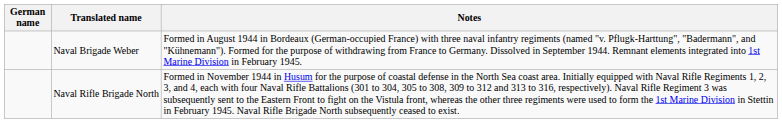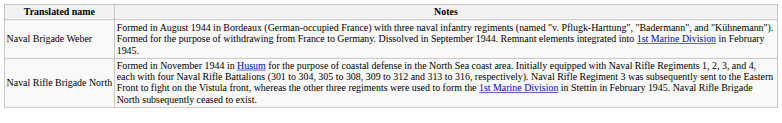- column: (28, 17)
